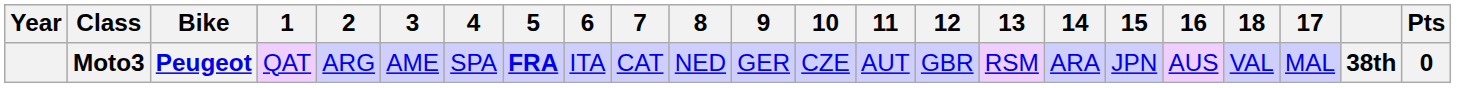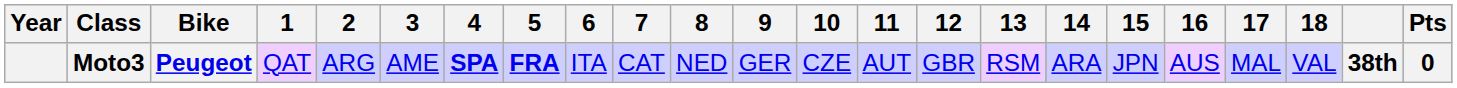columns swapped: (1310, 23) <-> (1252, 23)
(474, 62) normal -> (474, 62) bold
